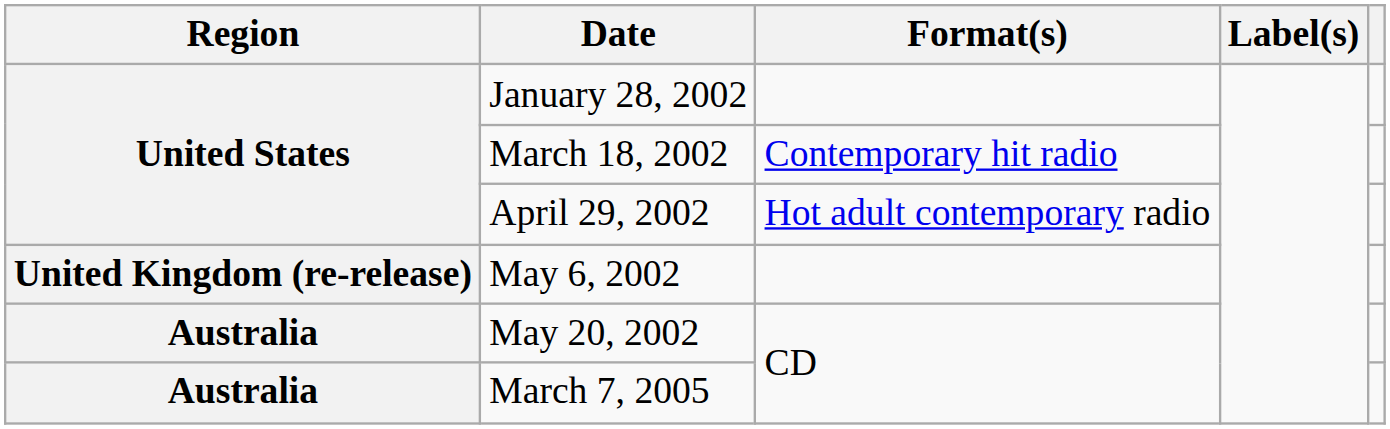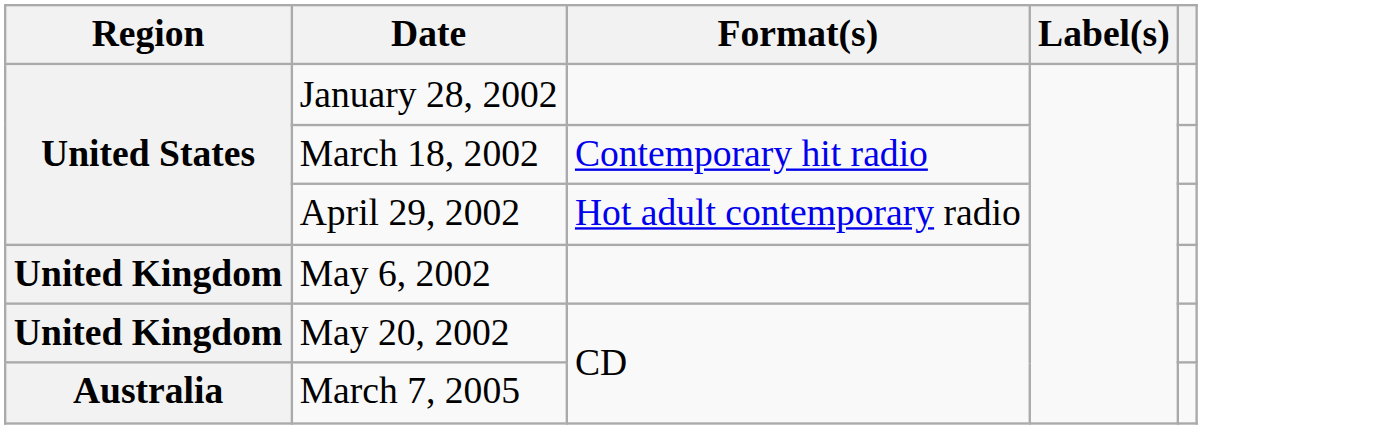(243, 272) United Kingdom (re-release) -> (148, 272) United Kingdom
(243, 332) Australia -> (148, 332) United Kingdom
